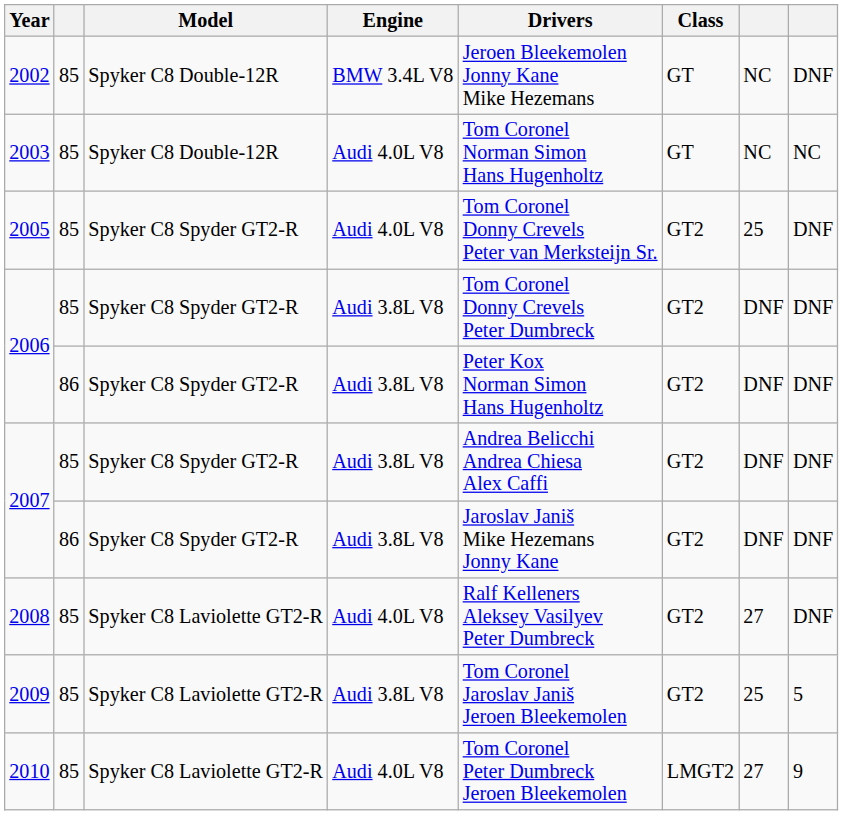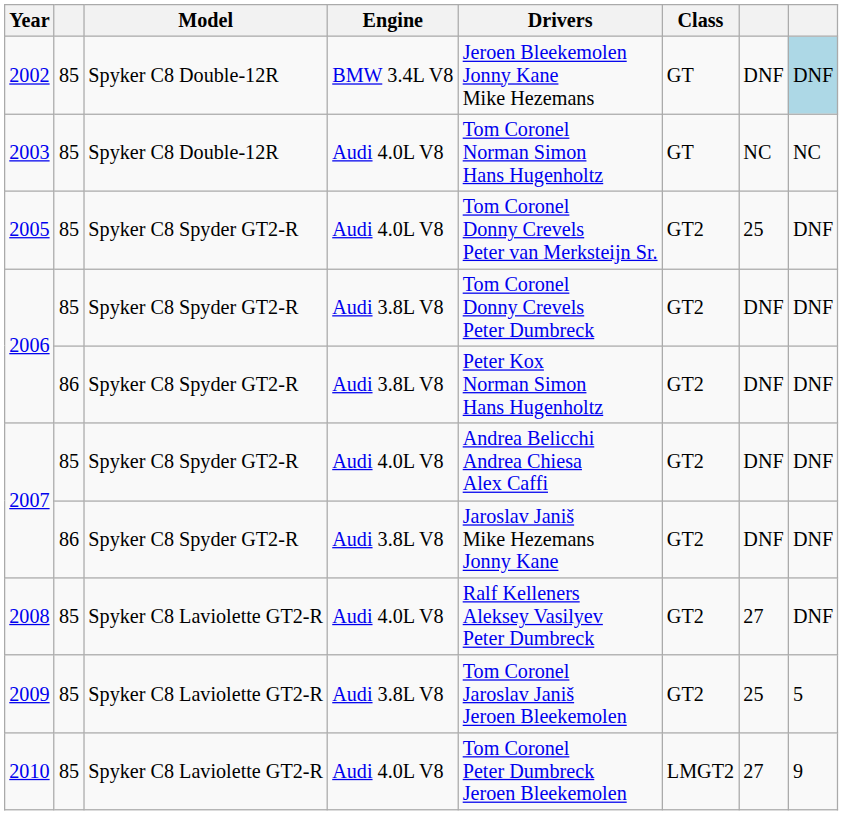(757, 75) NC -> (763, 75) DNF
(813, 75) no background -> (813, 75) lightblue background
(388, 461) Audi 3.8L V8 -> (388, 461) Audi 4.0L V8
